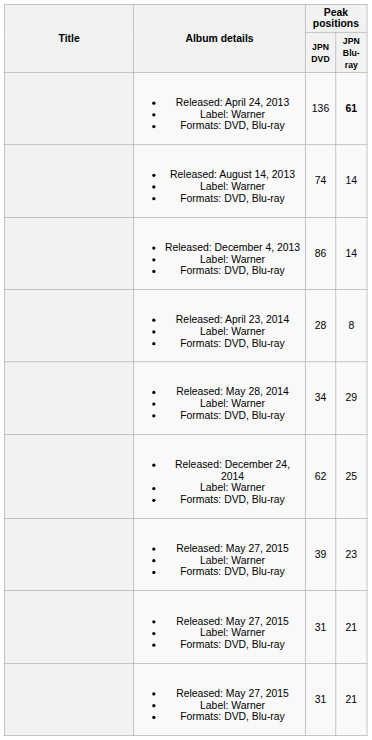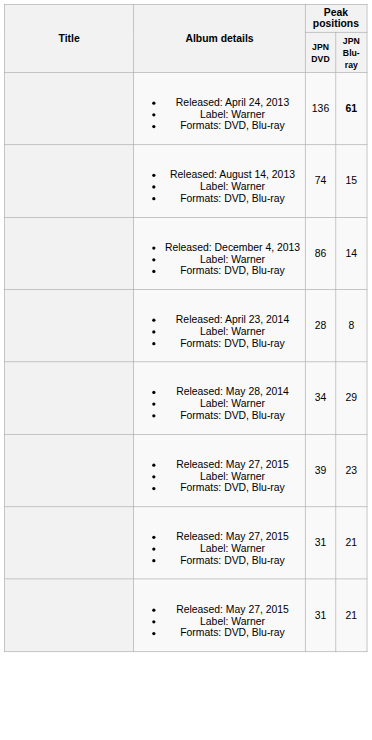(351, 181) 14 -> (351, 181) 15
- row: (220, 482)
